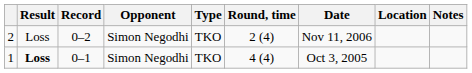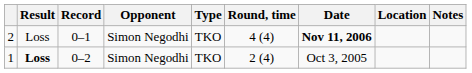(81, 36) 0–2 -> (81, 36) 0–1
(262, 36) 2 (4) -> (262, 36) 4 (4)
(337, 36) normal -> (337, 36) bold
(81, 57) 0–1 -> (81, 57) 0–2
(262, 57) 4 (4) -> (262, 57) 2 (4)
